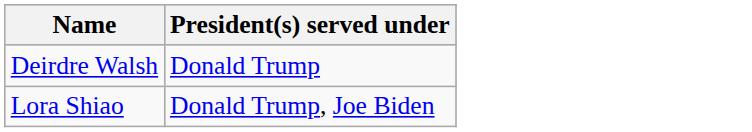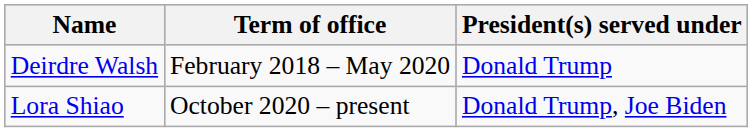+ column: (310, 24)
